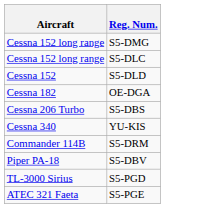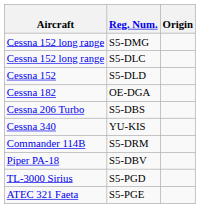+ column: (178, 25)
